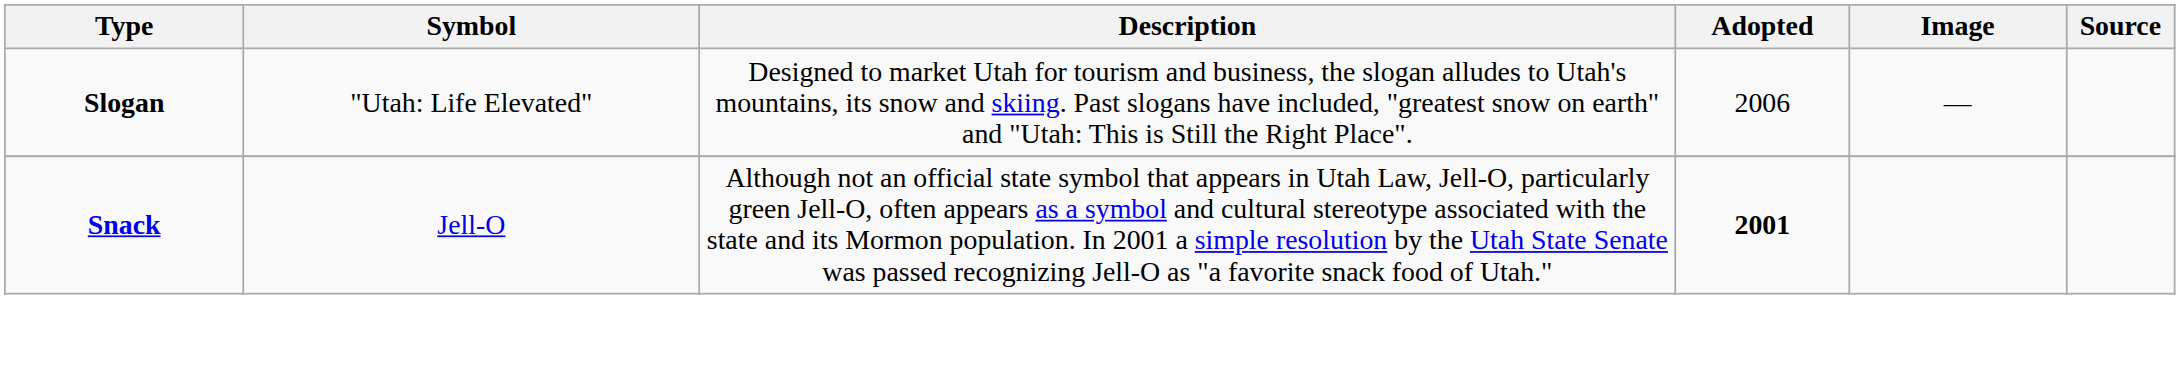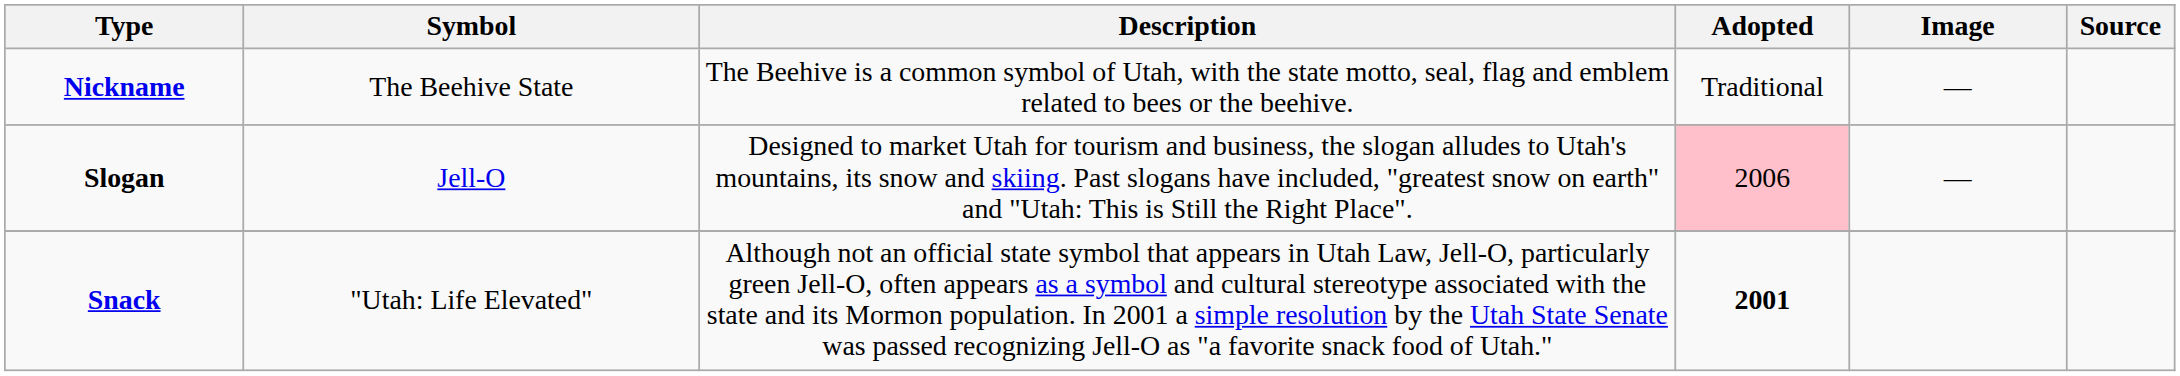+ row: (124, 86)
(471, 102) "Utah: Life Elevated" -> (471, 177) Jell-O
(1762, 102) no background -> (1762, 177) pink background
(471, 224) Jell-O -> (471, 299) "Utah: Life Elevated"
